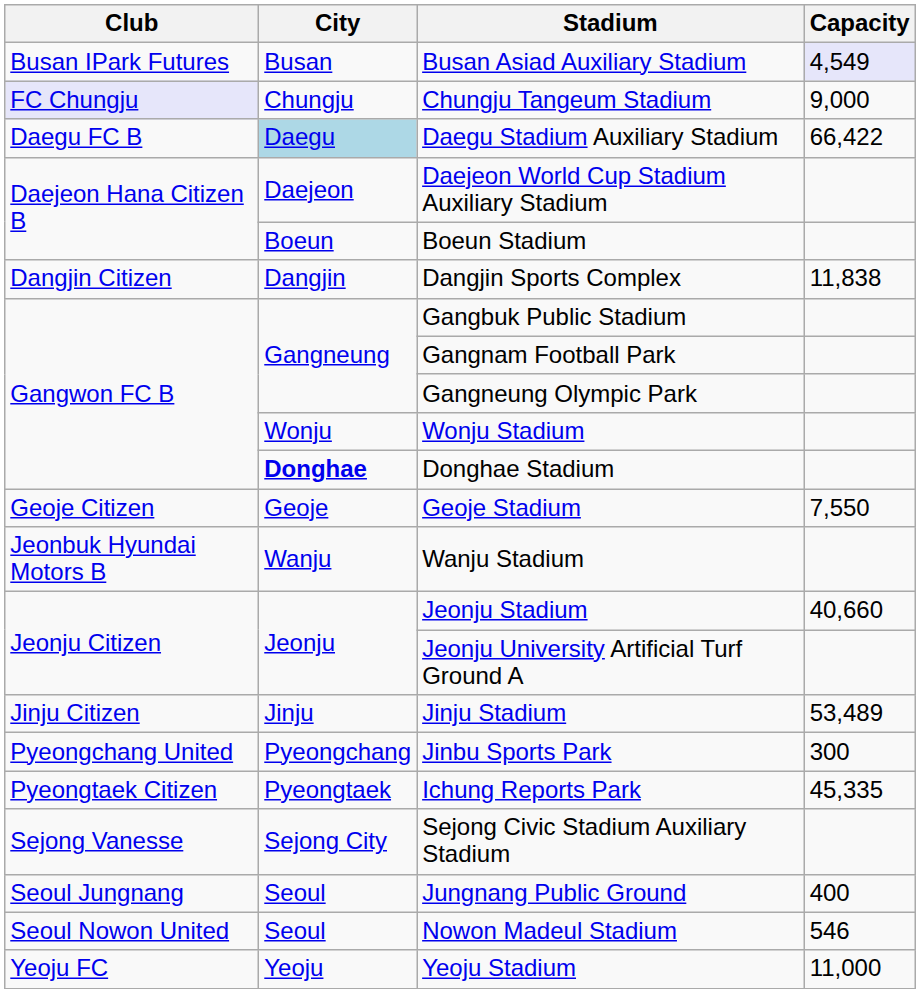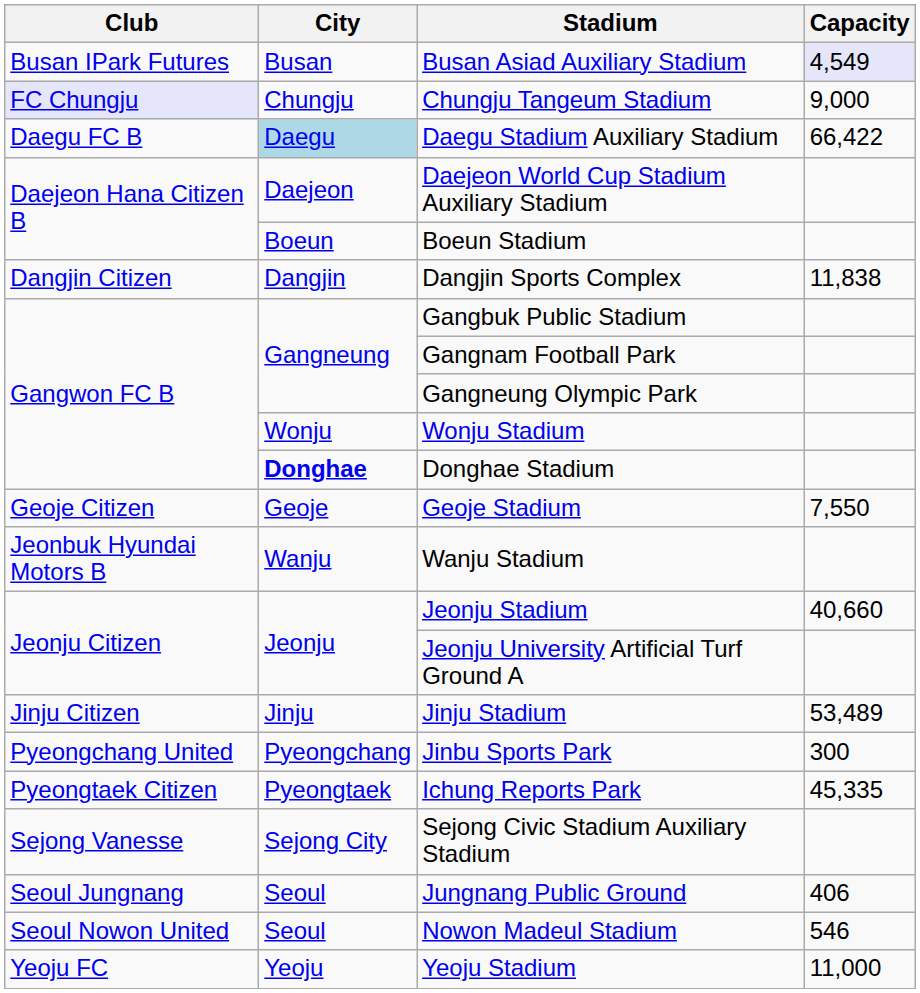(830, 892) 400 -> (830, 892) 406
